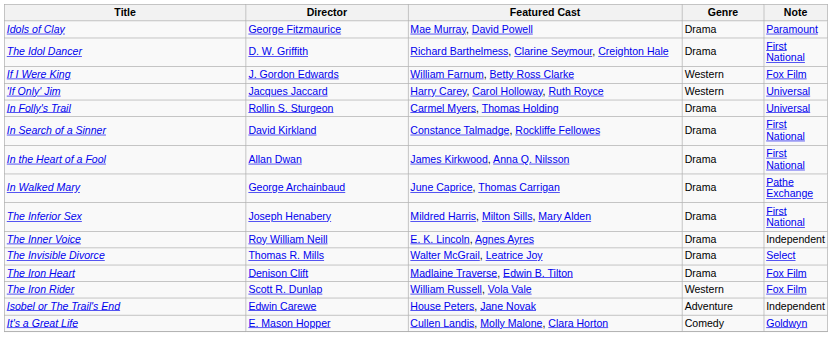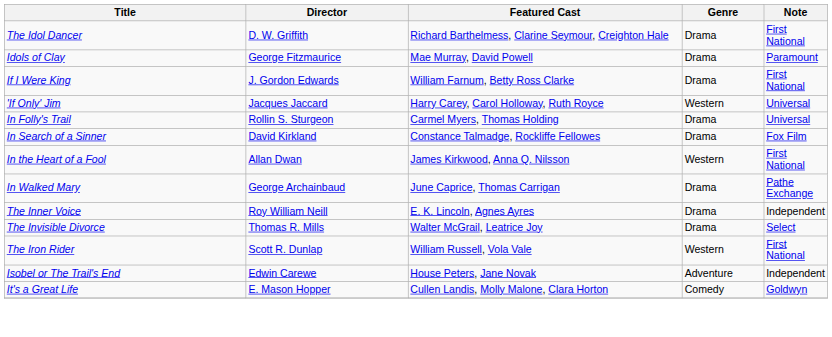rows swapped: (44, 52) <-> (36, 29)
(704, 74) Western -> (700, 80) Drama
(786, 74) Fox Film -> (786, 80) First National
(786, 131) First National -> (786, 137) Fox Film
(700, 159) Drama -> (704, 159) Western
- row: (44, 217)
- row: (41, 273)
(786, 289) Fox Film -> (786, 250) First National
